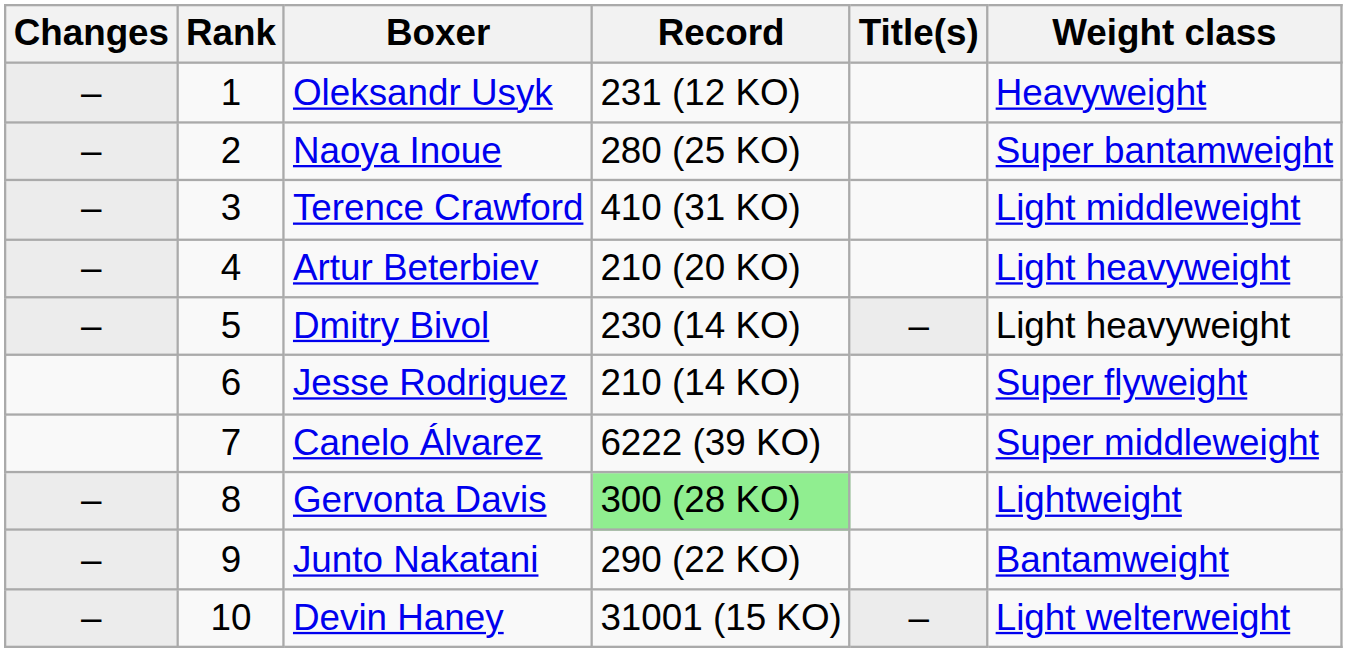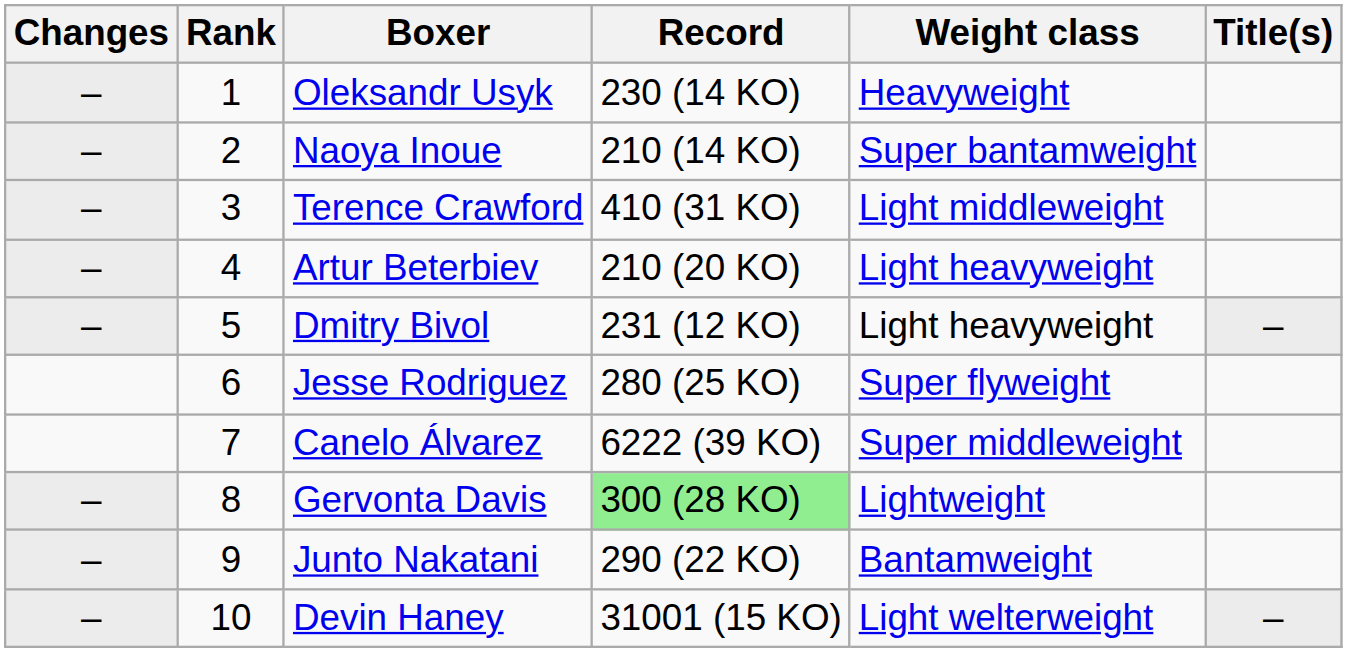columns swapped: (1164, 33) <-> (919, 33)
(701, 92) 231 (12 KO) -> (701, 92) 230 (14 KO)
(701, 150) 280 (25 KO) -> (701, 150) 210 (14 KO)
(701, 325) 230 (14 KO) -> (701, 325) 231 (12 KO)
(701, 383) 210 (14 KO) -> (701, 383) 280 (25 KO)
